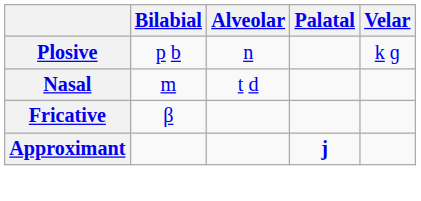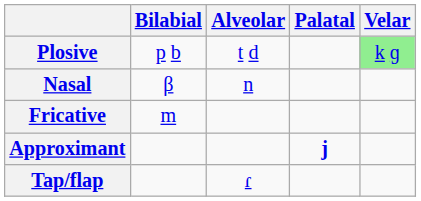(248, 52) n -> (248, 52) t d
(387, 52) no background -> (387, 52) lightgreen background
(168, 84) m -> (168, 84) β
(248, 84) t d -> (248, 84) n
(168, 116) β -> (168, 116) m
+ row: (67, 180)
